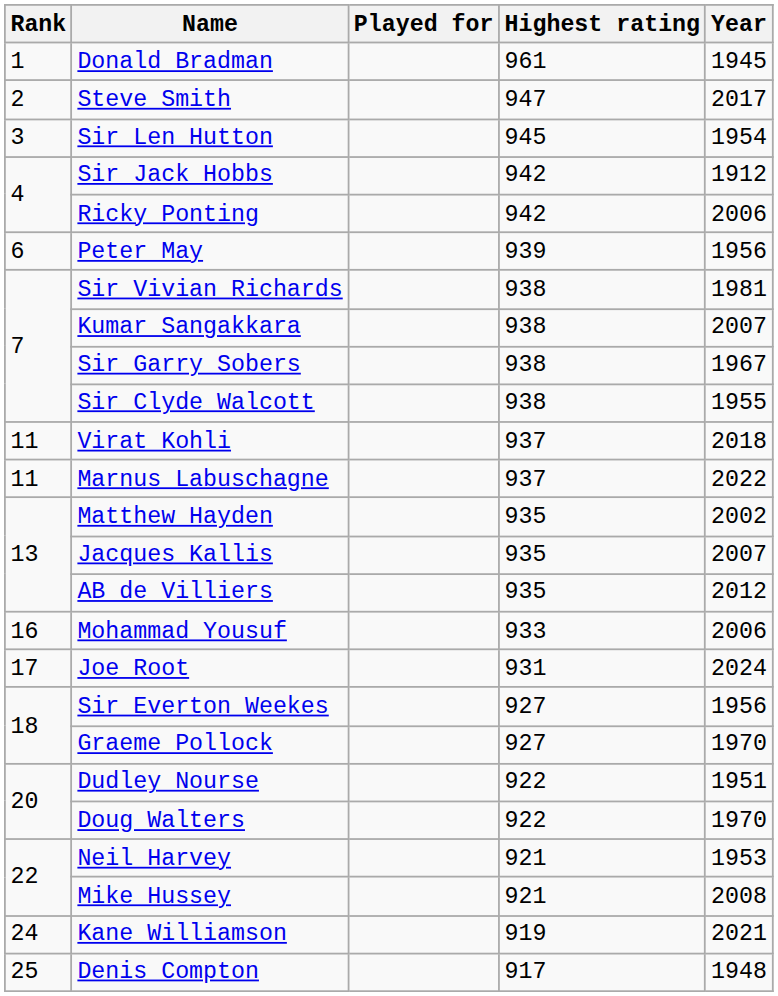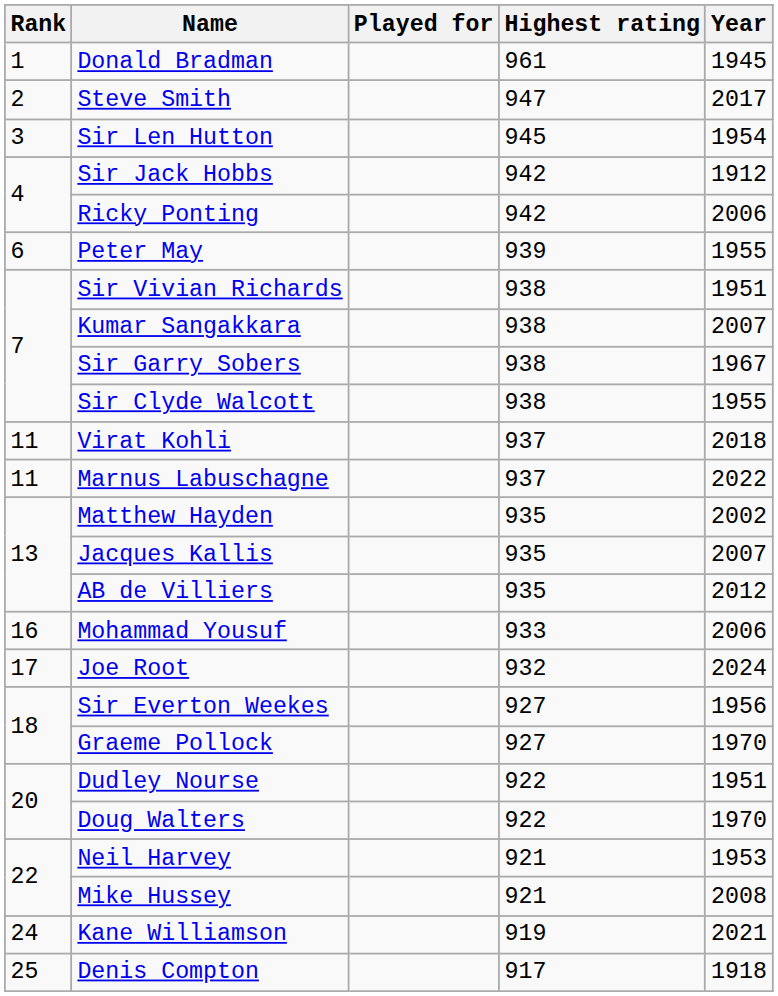(739, 251) 1956 -> (739, 251) 1955
(739, 289) 1981 -> (739, 289) 1951
(525, 669) 931 -> (525, 669) 932
(739, 972) 1948 -> (739, 972) 1918
